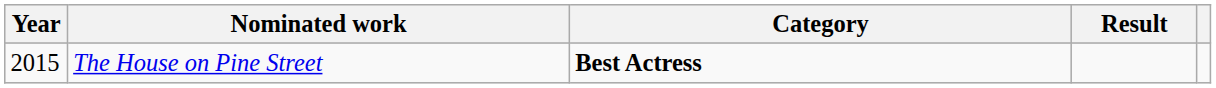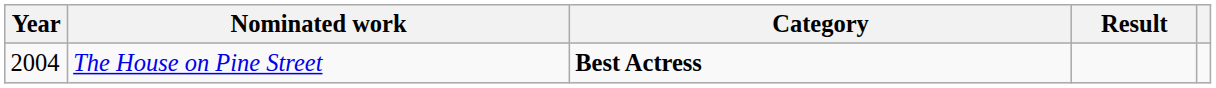(35, 62) 2015 -> (35, 62) 2004
